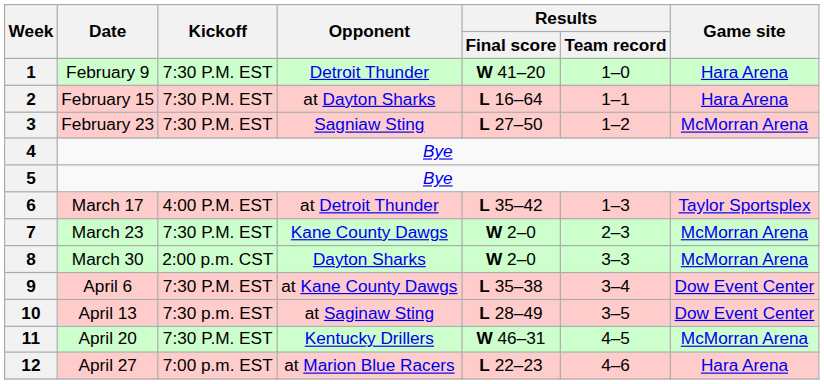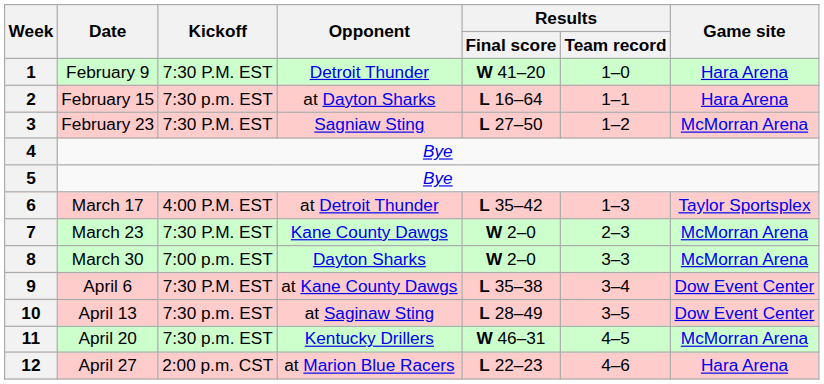(218, 98) 7:30 P.M. EST -> (218, 98) 7:30 p.m. EST
(218, 259) 2:00 p.m. CST -> (218, 259) 7:00 p.m. EST
(218, 339) 7:30 P.M. EST -> (218, 339) 7:30 p.m. EST
(218, 366) 7:00 p.m. EST -> (218, 366) 2:00 p.m. CST
